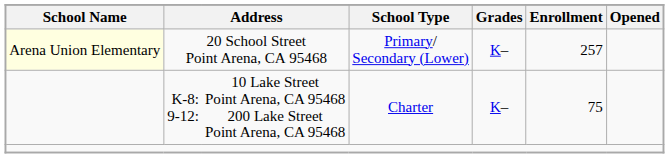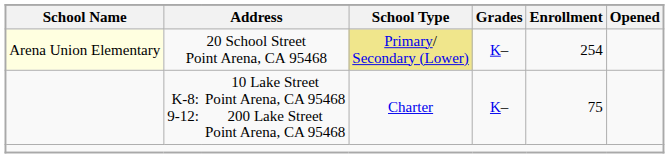(411, 49) no background -> (411, 49) khaki background
(591, 49) 257 -> (591, 49) 254
